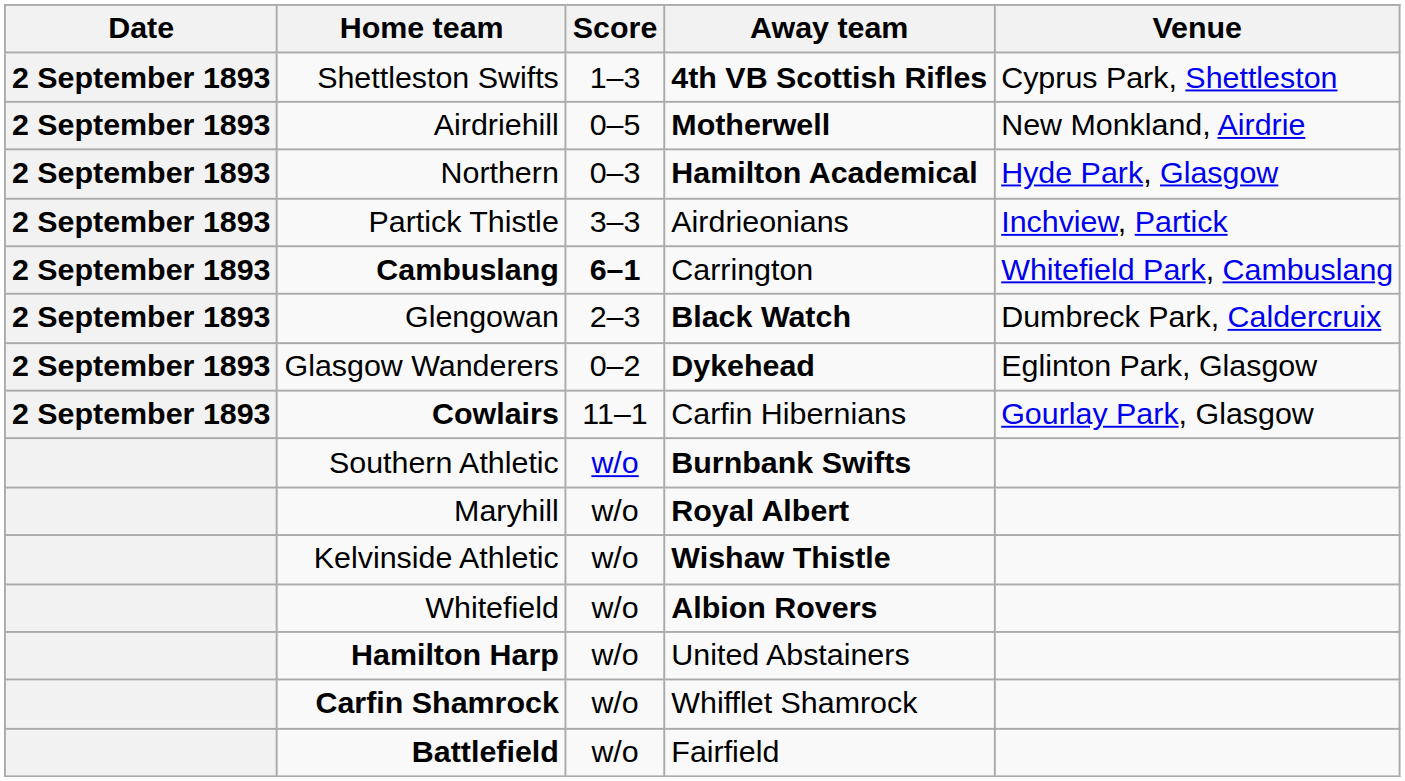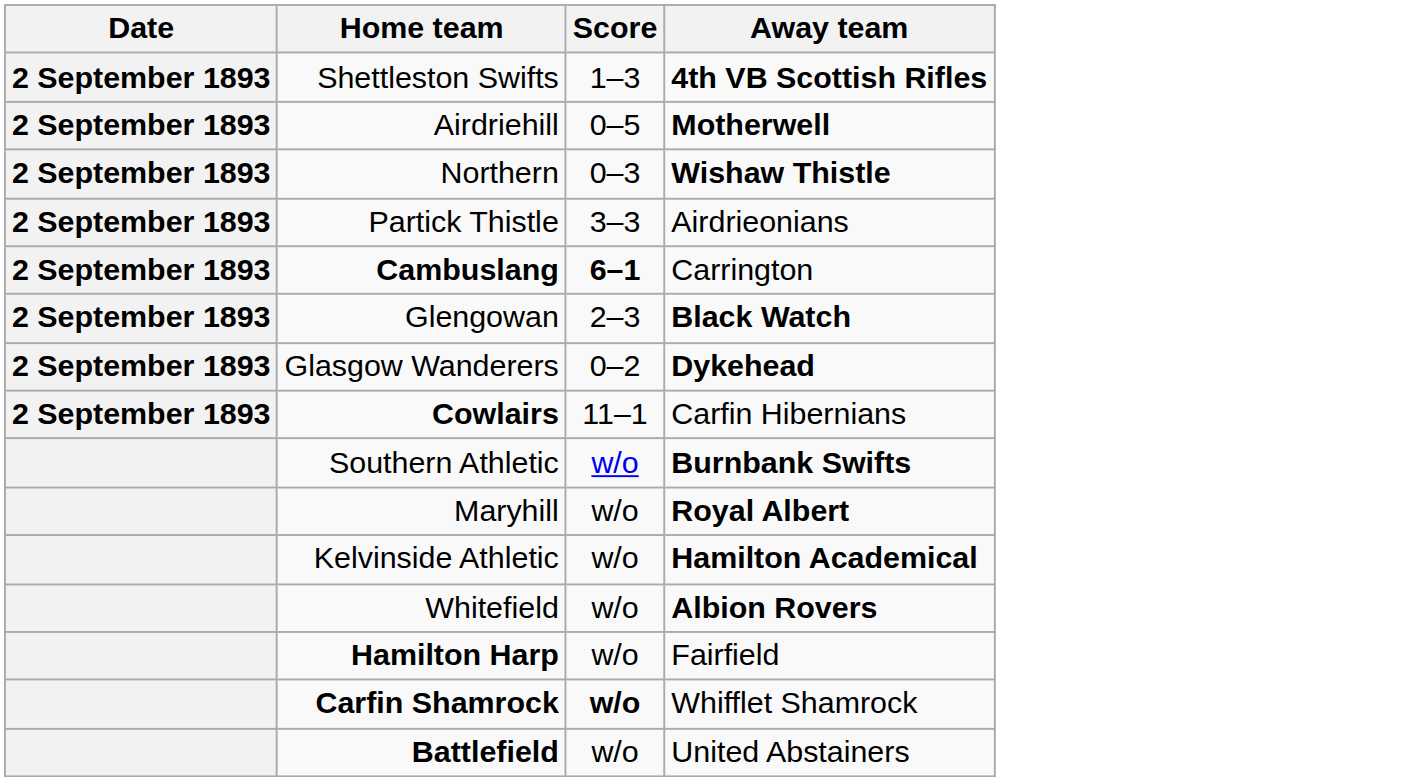- column: (1197, 28)
(824, 173) Hamilton Academical -> (781, 173) Wishaw Thistle
(781, 558) Wishaw Thistle -> (824, 558) Hamilton Academical
(790, 655) United Abstainers -> (725, 655) Fairfield
(615, 703) normal -> (615, 703) bold
(725, 751) Fairfield -> (790, 751) United Abstainers
